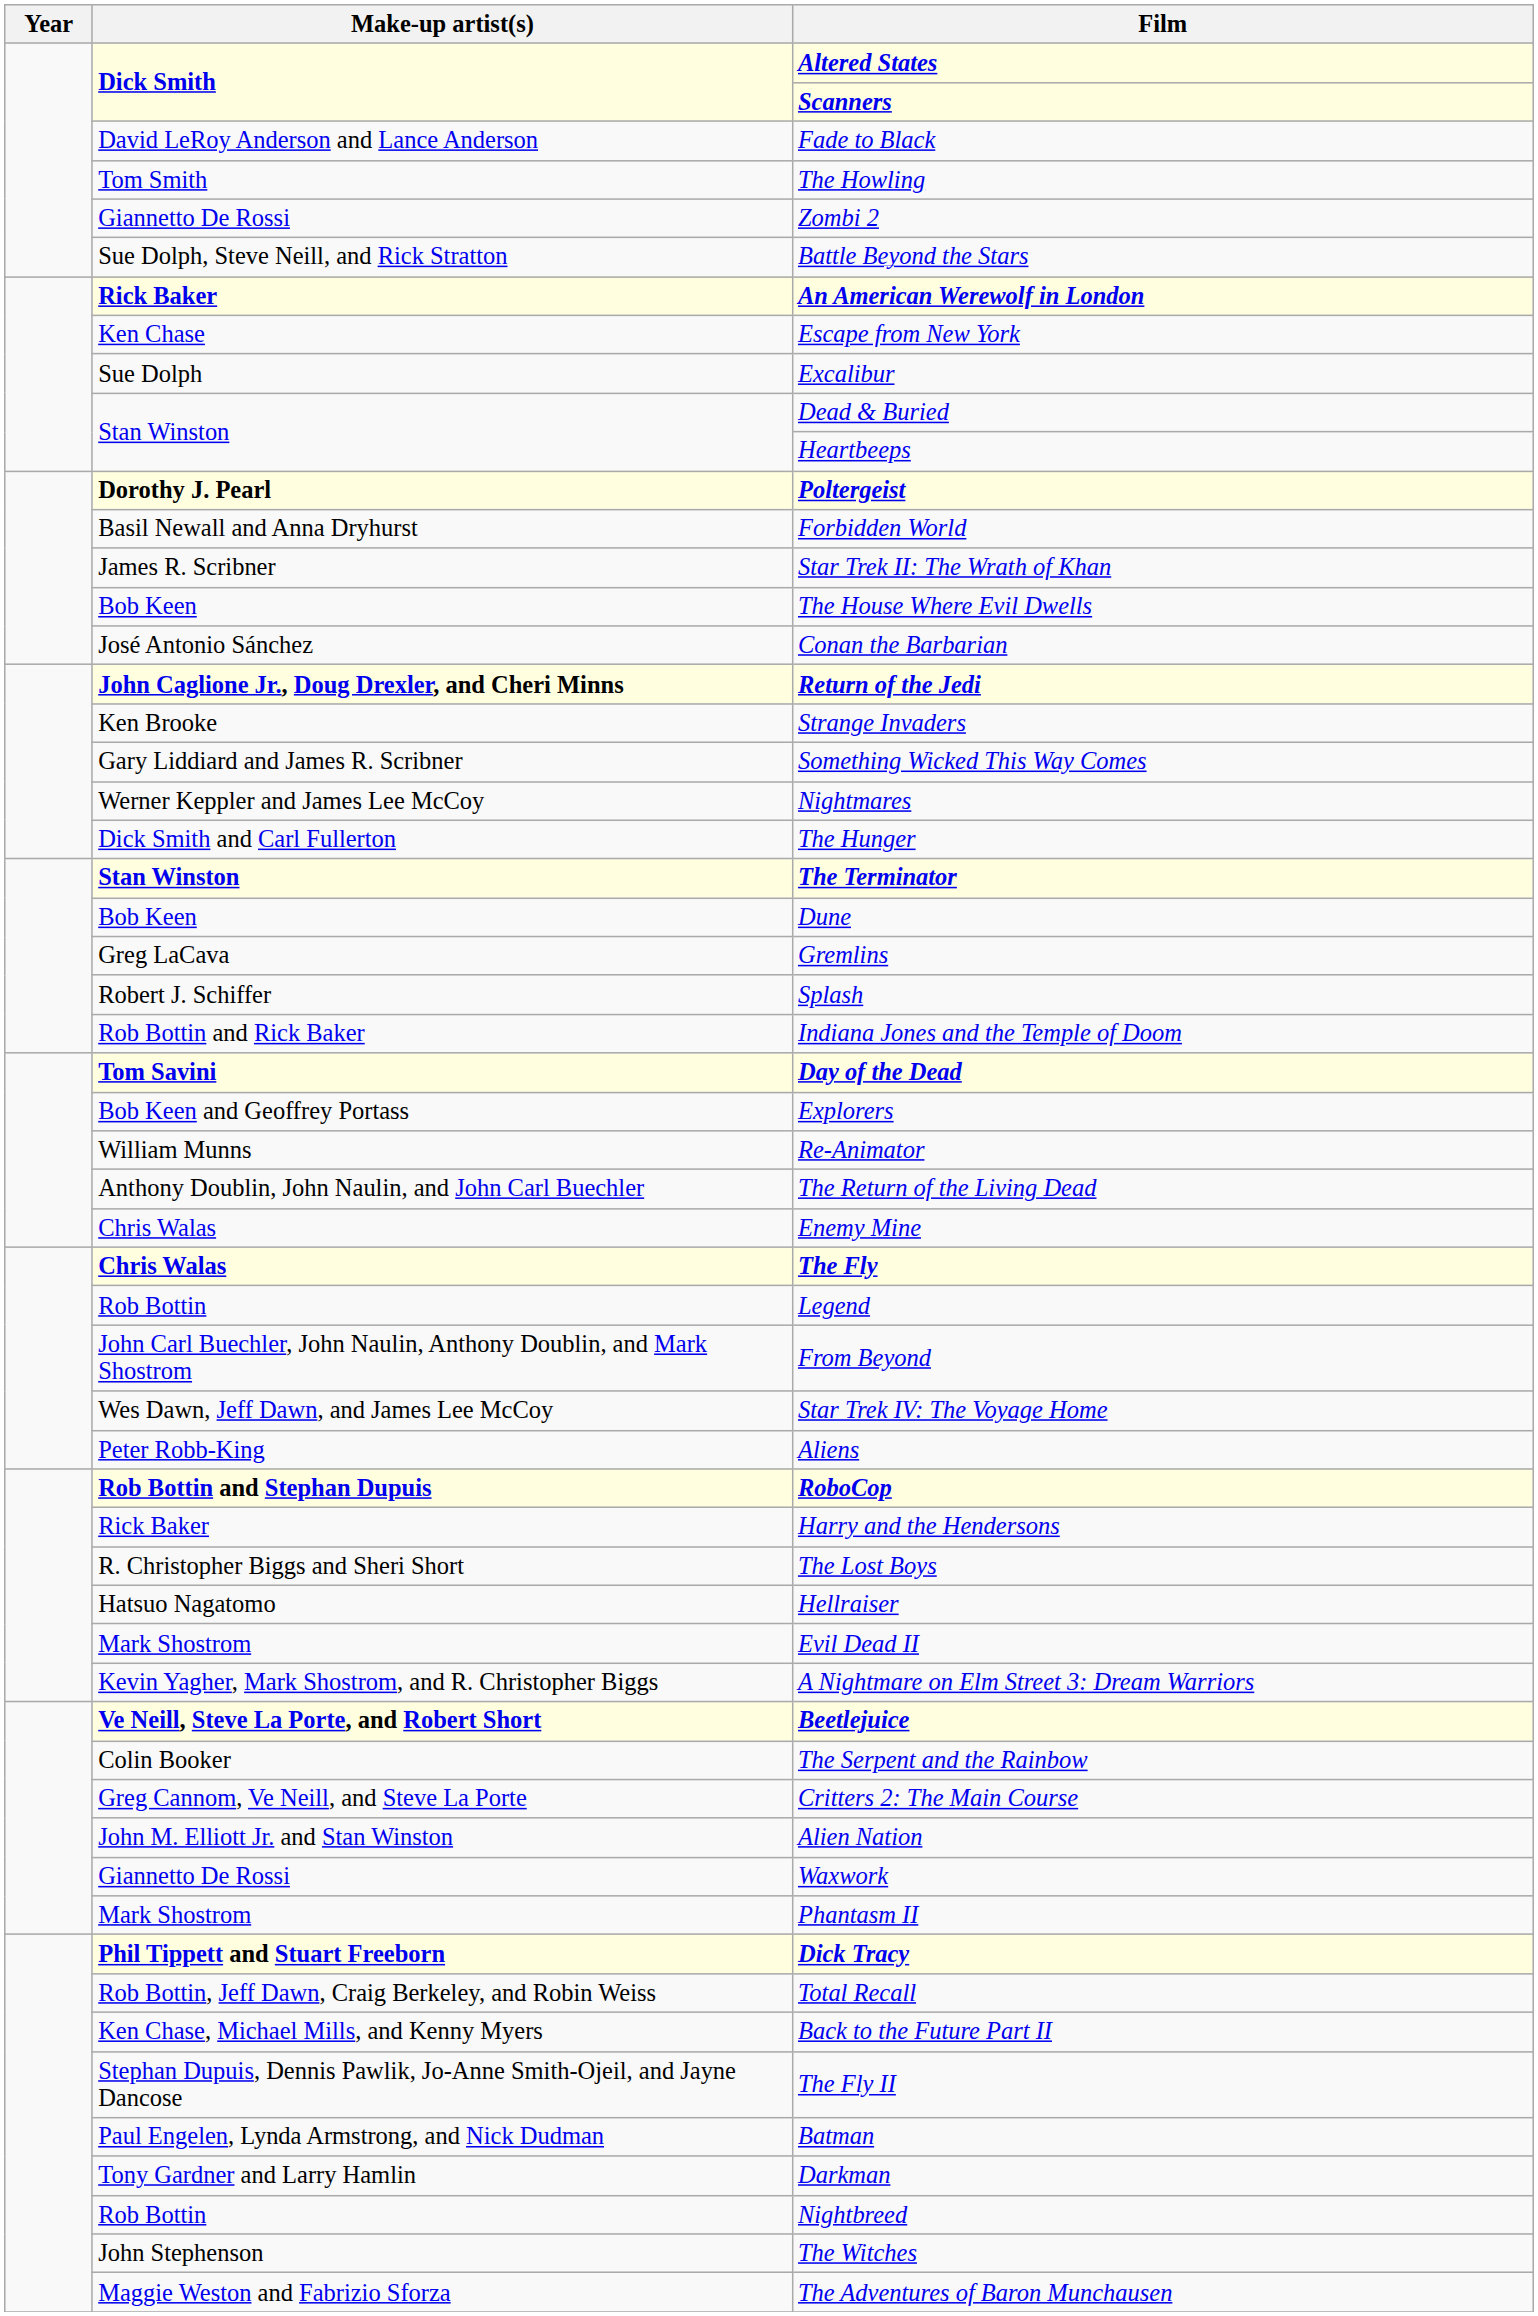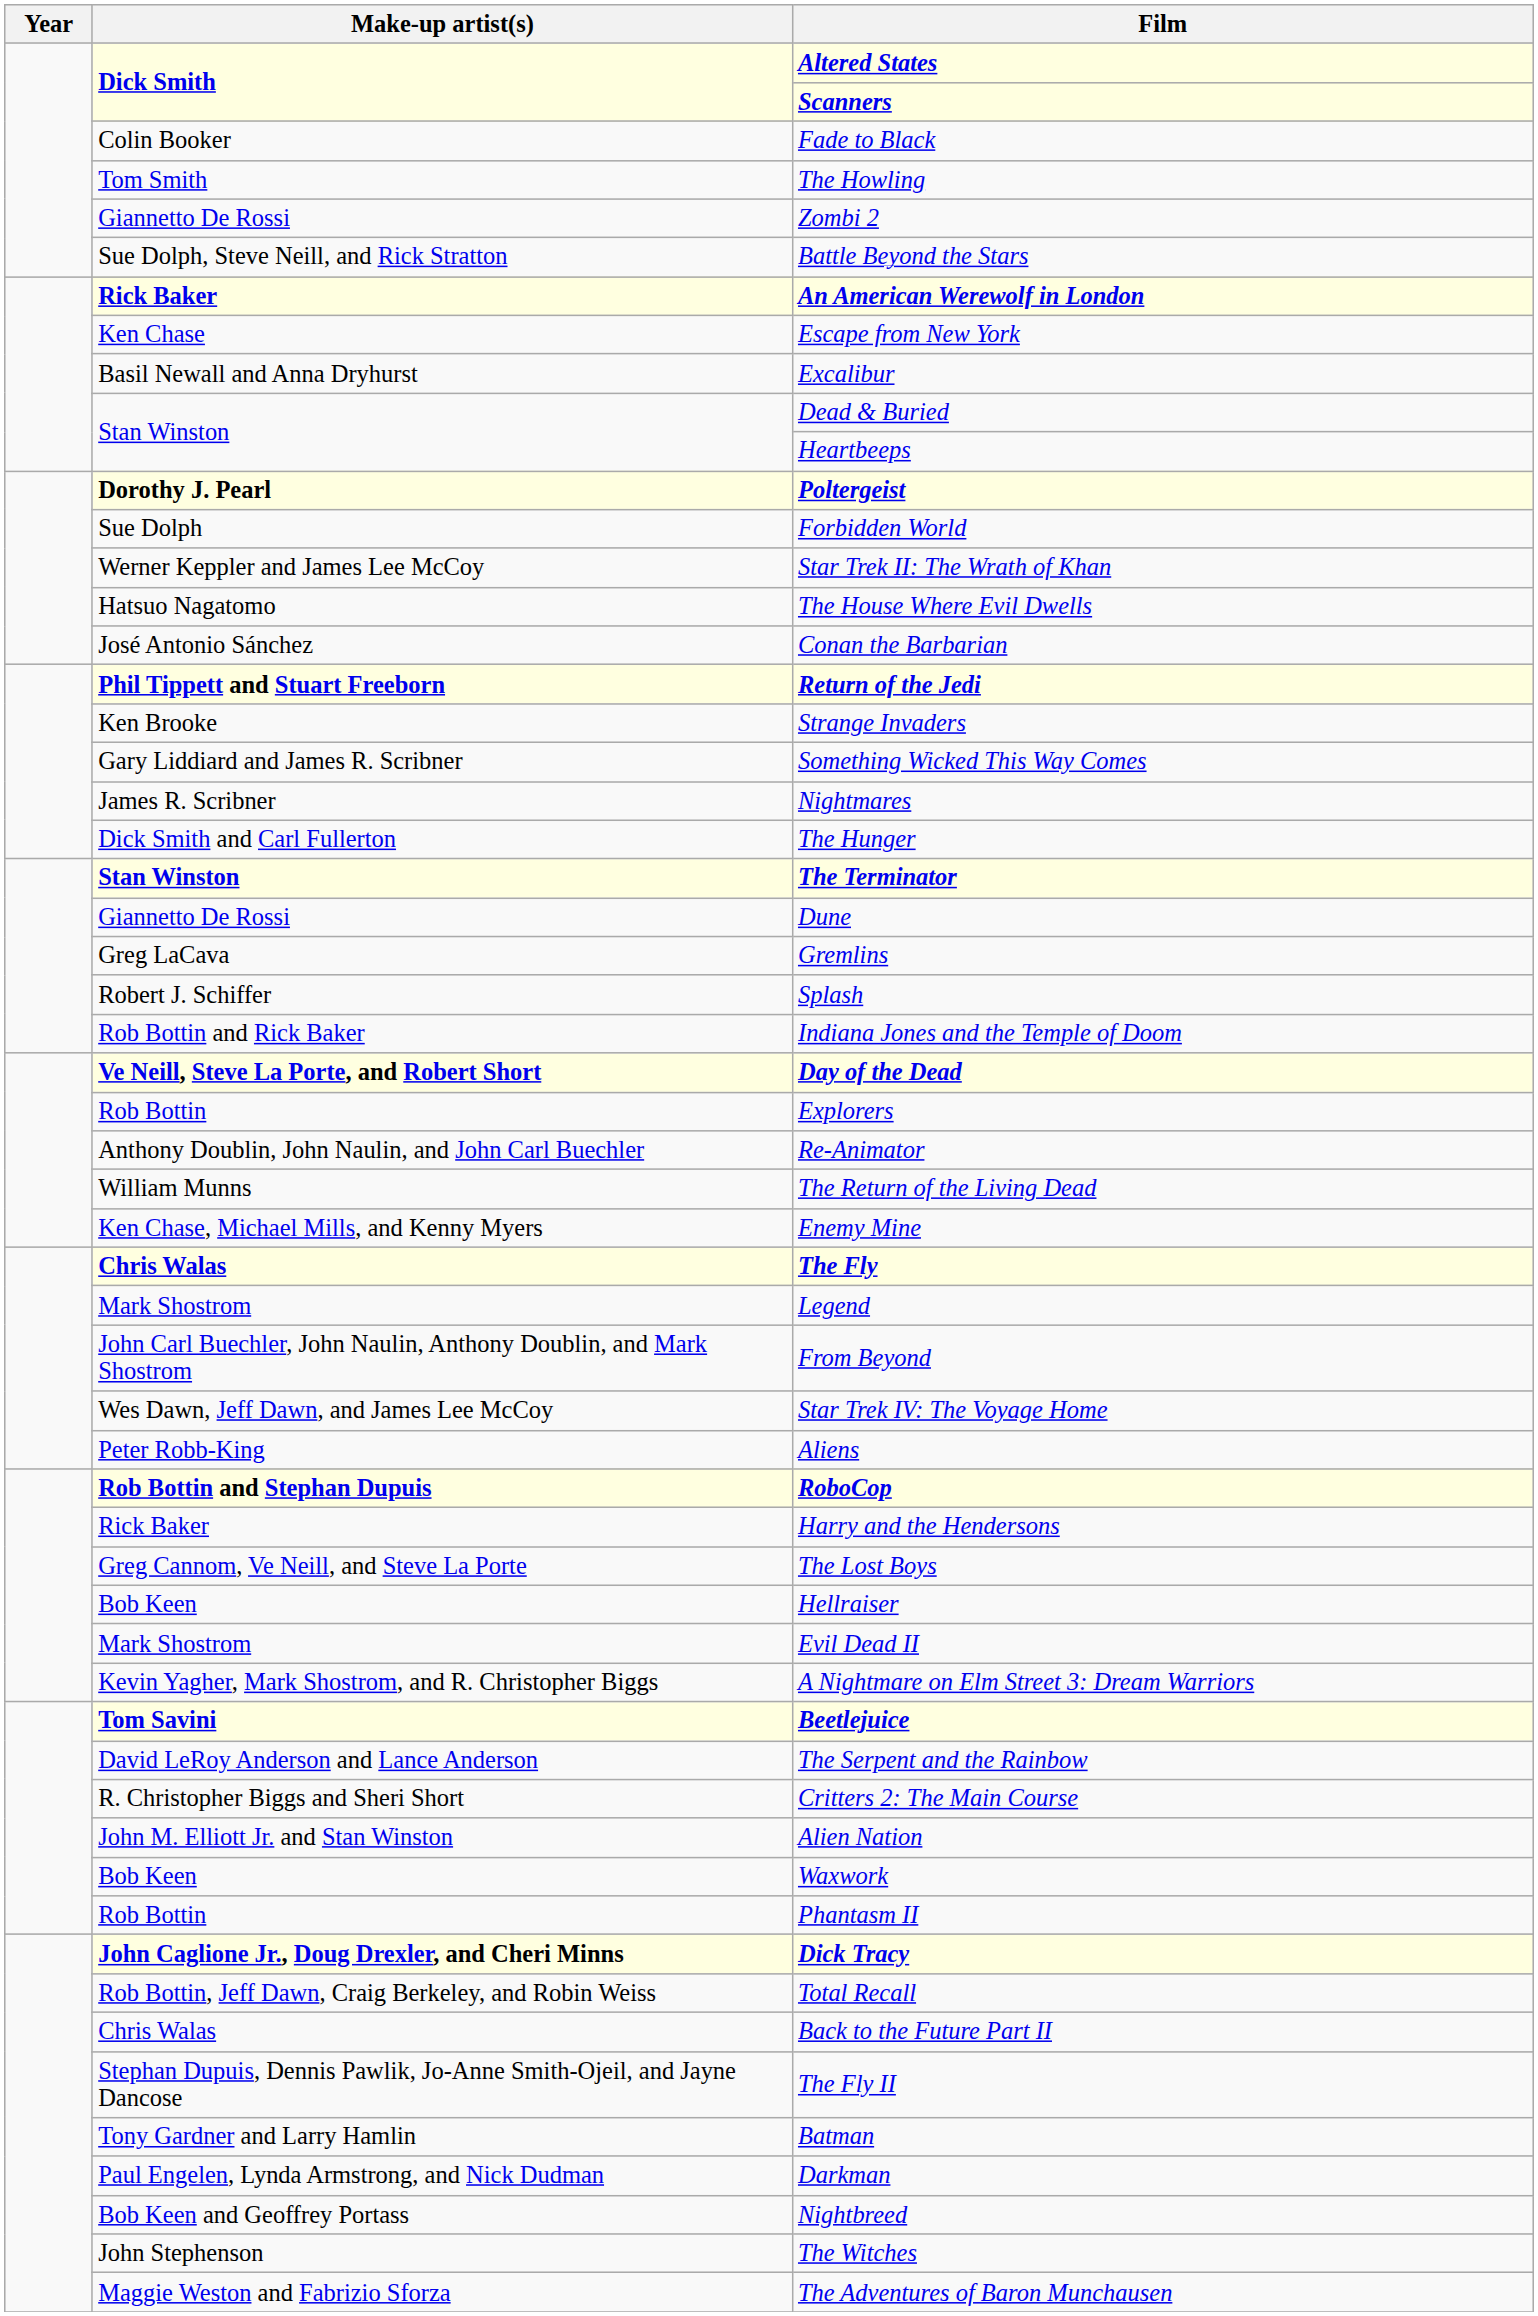(318, 140) David LeRoy Anderson and Lance Anderson -> (164, 140) Colin Booker
(150, 373) Sue Dolph -> (258, 373) Basil Newall and Anna Dryhurst
(258, 528) Basil Newall and Anna Dryhurst -> (150, 528) Sue Dolph
(187, 567) James R. Scribner -> (291, 567) Werner Keppler and James Lee McCoy
(147, 606) Bob Keen -> (187, 606) Hatsuo Nagatomo
(361, 683) John Caglione Jr., Doug Drexler, and Cheri Minns -> (272, 683) Phil Tippett and Stuart Freeborn
(291, 800) Werner Keppler and James Lee McCoy -> (187, 800) James R. Scribner
(147, 916) Bob Keen -> (194, 916) Giannetto De Rossi
(157, 1072) Tom Savini -> (320, 1072) Ve Neill, Steve La Porte, and Robert Short
(254, 1110) Bob Keen and Geoffrey Portass -> (152, 1110) Rob Bottin
(175, 1149) William Munns -> (371, 1149) Anthony Doublin, John Naulin, and John Carl Buechler
(371, 1188) Anthony Doublin, John Naulin, and John Carl Buechler -> (175, 1188) William Munns
(157, 1227) Chris Walas -> (321, 1227) Ken Chase, Michael Mills, and Kenny Myers
(152, 1305) Rob Bottin -> (175, 1305) Mark Shostrom
(281, 1565) R. Christopher Biggs and Sheri Short -> (312, 1565) Greg Cannom, Ve Neill, and Steve La Porte
(187, 1604) Hatsuo Nagatomo -> (147, 1604) Bob Keen
(320, 1720) Ve Neill, Steve La Porte, and Robert Short -> (157, 1720) Tom Savini
(164, 1759) Colin Booker -> (318, 1759) David LeRoy Anderson and Lance Anderson
(312, 1798) Greg Cannom, Ve Neill, and Steve La Porte -> (281, 1798) R. Christopher Biggs and Sheri Short
(194, 1876) Giannetto De Rossi -> (147, 1876) Bob Keen
(175, 1914) Mark Shostrom -> (152, 1914) Rob Bottin
(272, 1953) Phil Tippett and Stuart Freeborn -> (361, 1953) John Caglione Jr., Doug Drexler, and Cheri Minns
(321, 2031) Ken Chase, Michael Mills, and Kenny Myers -> (157, 2031) Chris Walas
(351, 2136) Paul Engelen, Lynda Armstrong, and Nick Dudman -> (257, 2136) Tony Gardner and Larry Hamlin
(257, 2175) Tony Gardner and Larry Hamlin -> (351, 2175) Paul Engelen, Lynda Armstrong, and Nick Dudman
(152, 2214) Rob Bottin -> (254, 2214) Bob Keen and Geoffrey Portass
